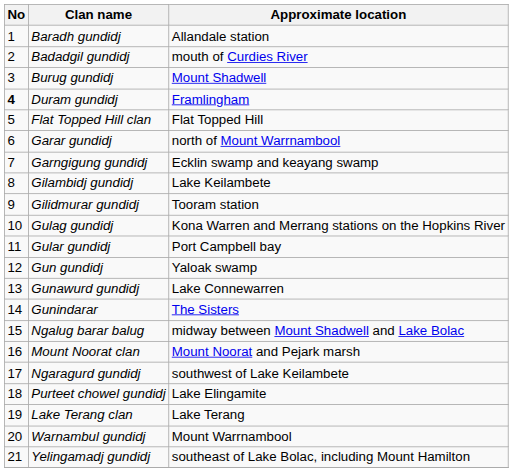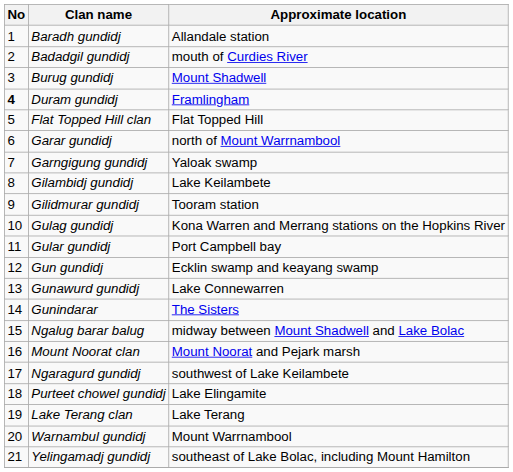(275, 162) Ecklin swamp and keayang swamp -> (214, 162) Yaloak swamp
(214, 267) Yaloak swamp -> (275, 267) Ecklin swamp and keayang swamp
